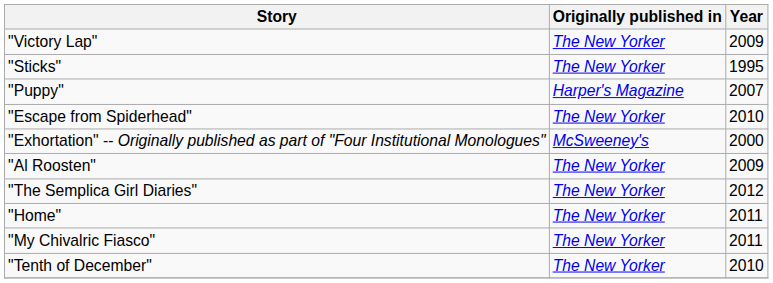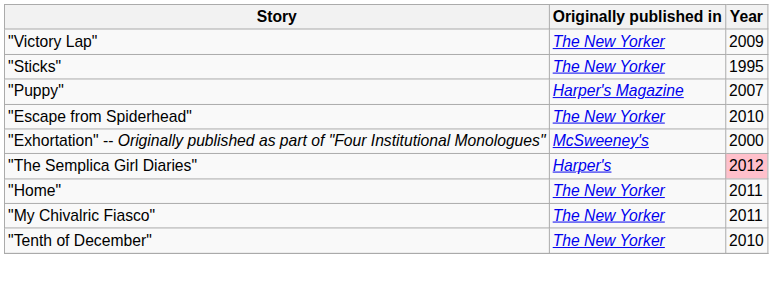- row: (52, 166)
(609, 191) The New Yorker -> (582, 166) Harper's
(746, 191) no background -> (746, 166) pink background
